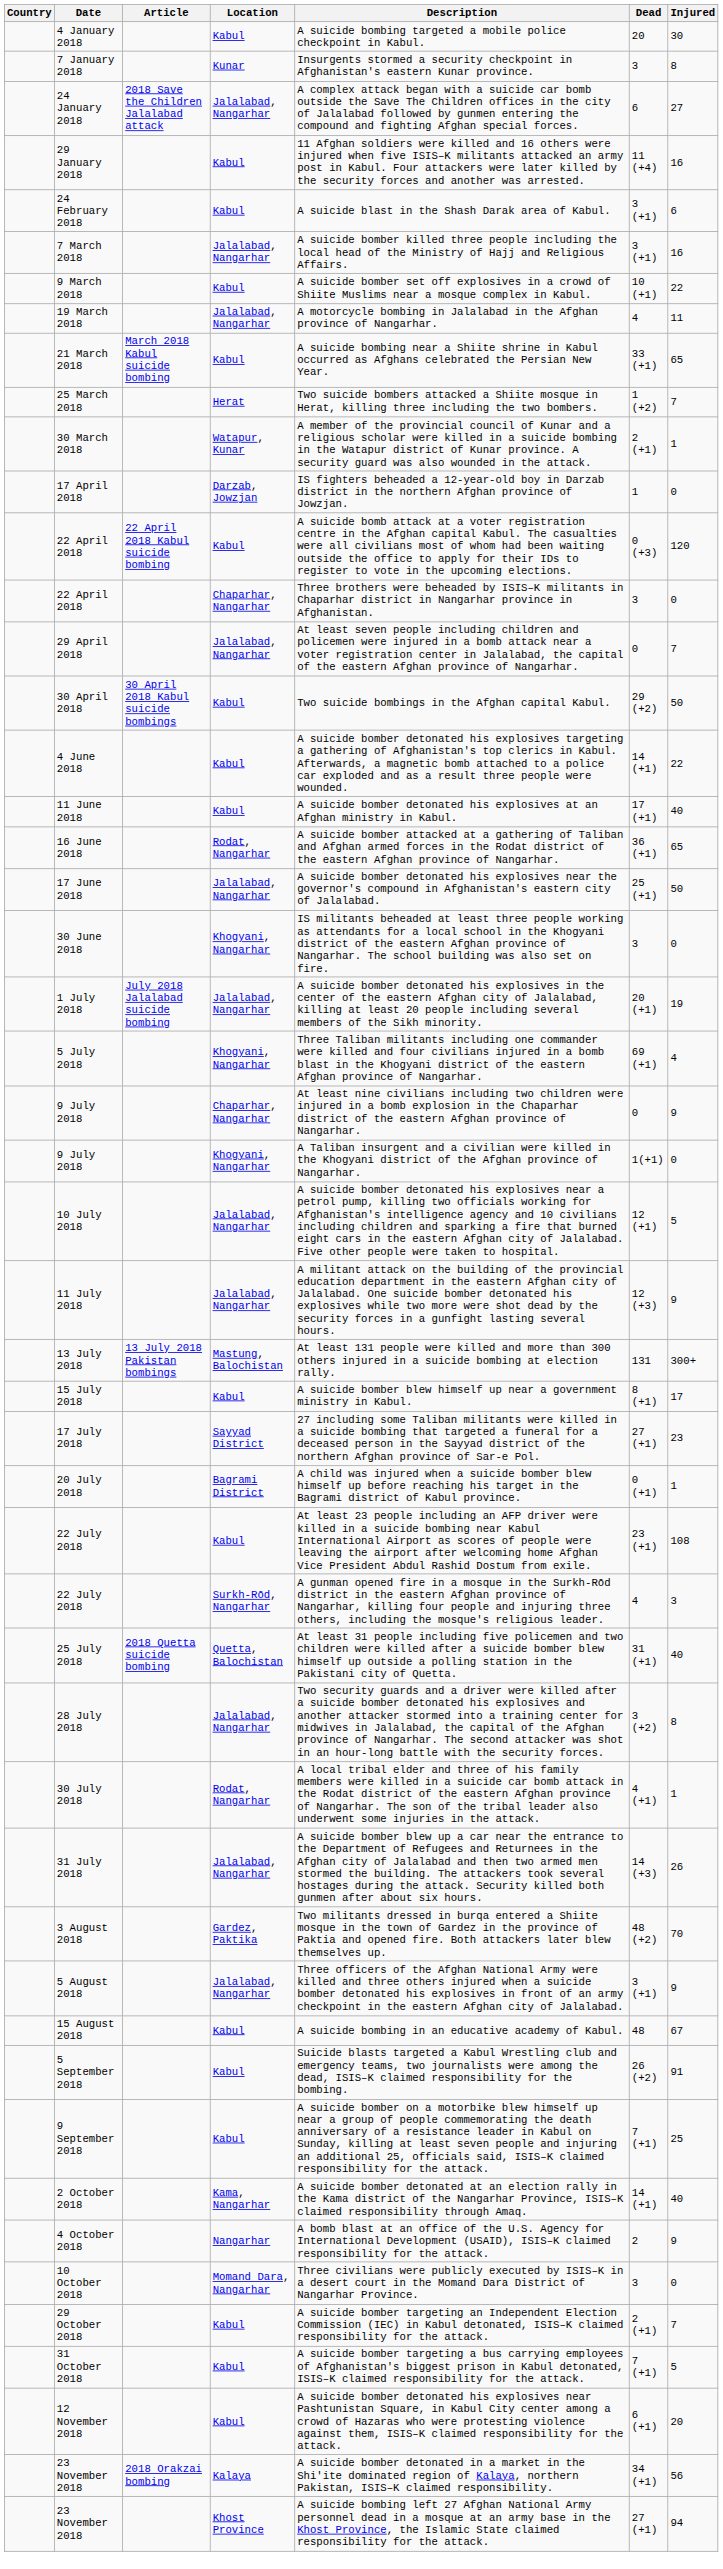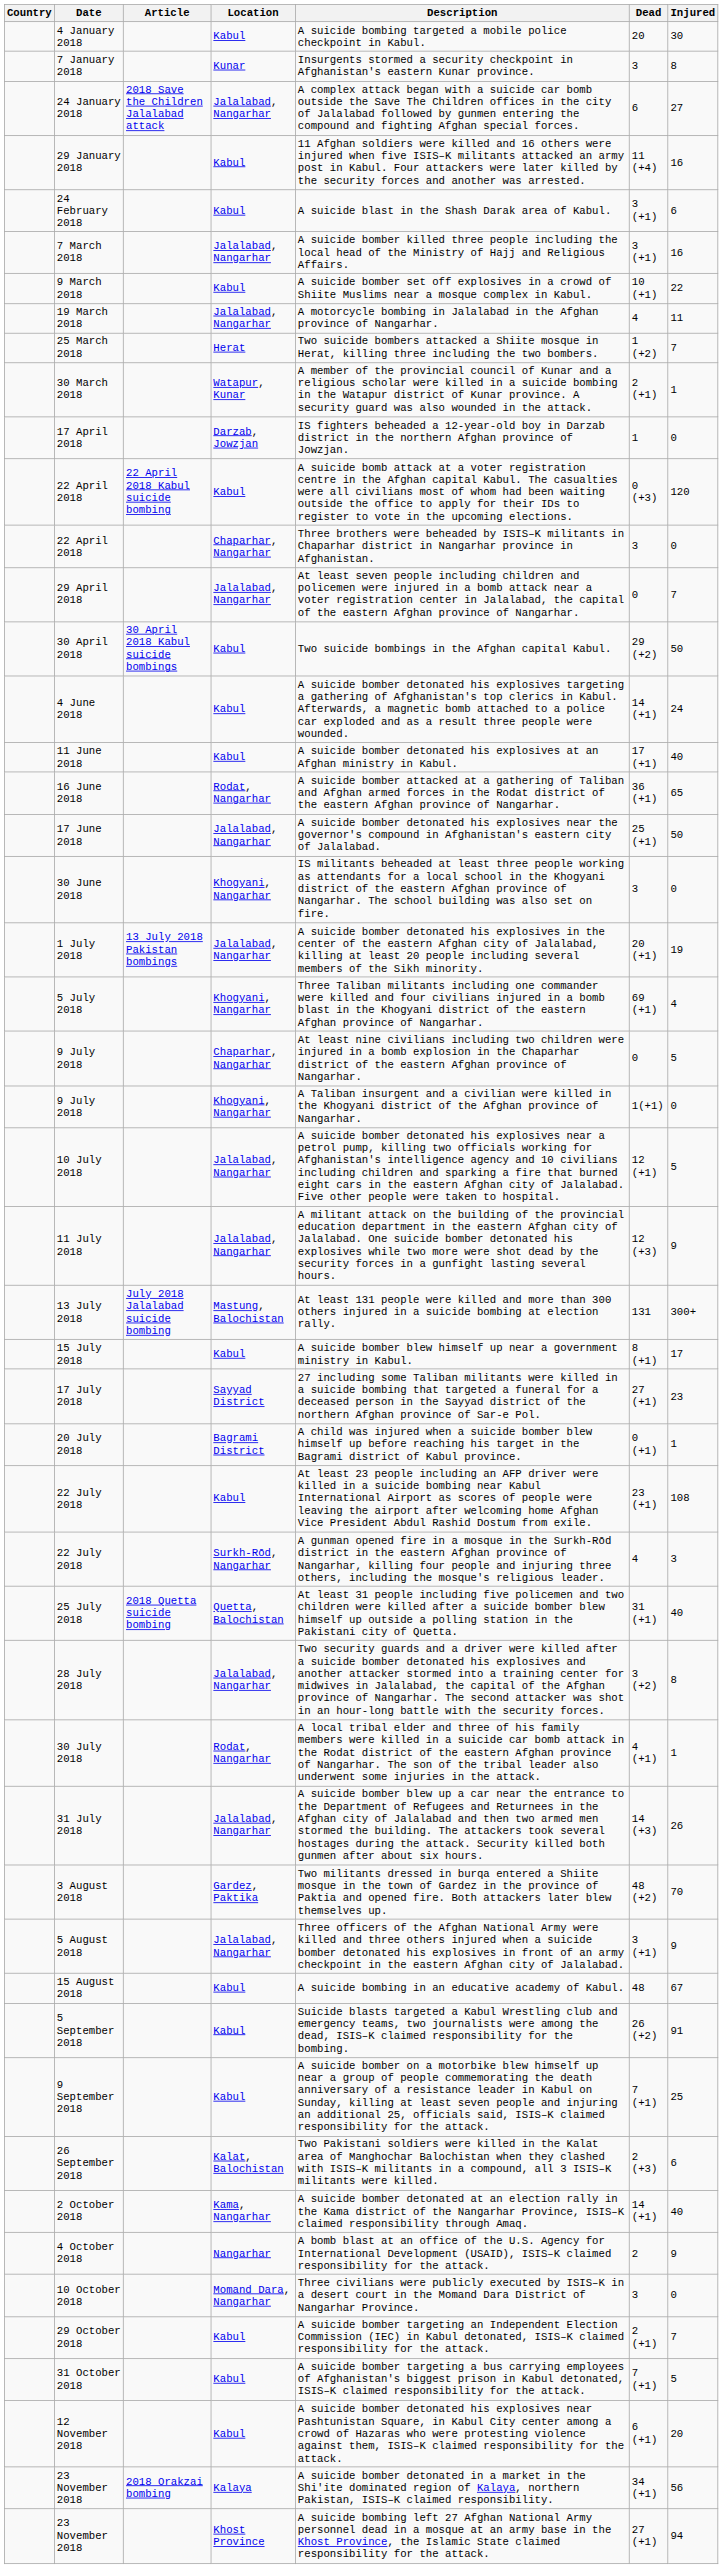- row: (82, 360)
(677, 764) 22 -> (677, 709) 24
(154, 1004) July 2018 Jalalabad suicide bombing -> (164, 950) 13 July 2018 Pakistan bombings
(674, 1113) 9 -> (674, 1058) 5
(164, 1361) 13 July 2018 Pakistan bombings -> (155, 1312) July 2018 Jalalabad suicide bombing
+ row: (86, 2163)
